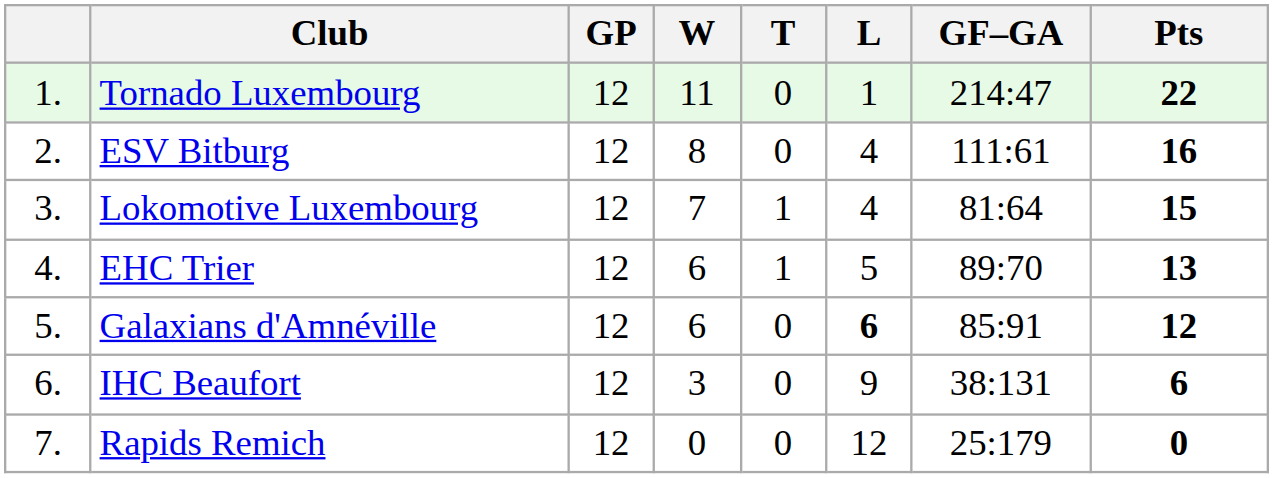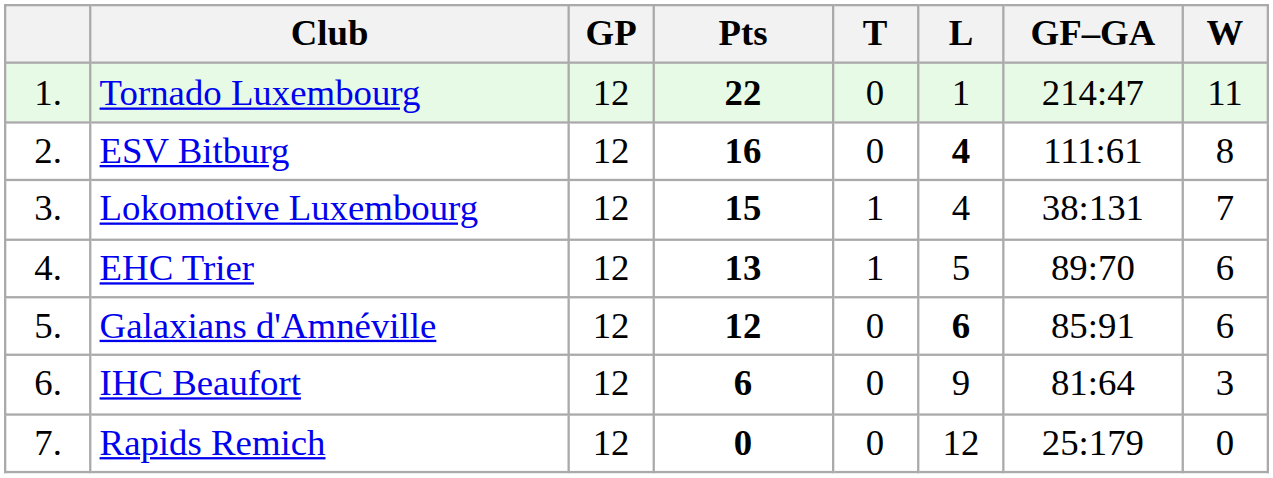columns swapped: (697, 33) <-> (1179, 33)
(869, 150) normal -> (961, 150) bold
(1001, 208) 81:64 -> (1093, 208) 38:131
(1001, 383) 38:131 -> (1093, 383) 81:64
